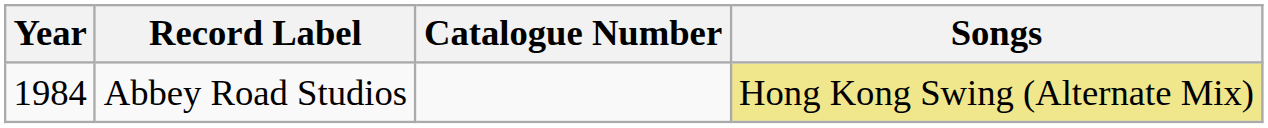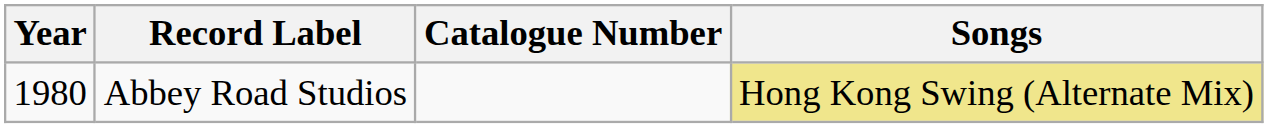(50, 91) 1984 -> (50, 91) 1980
